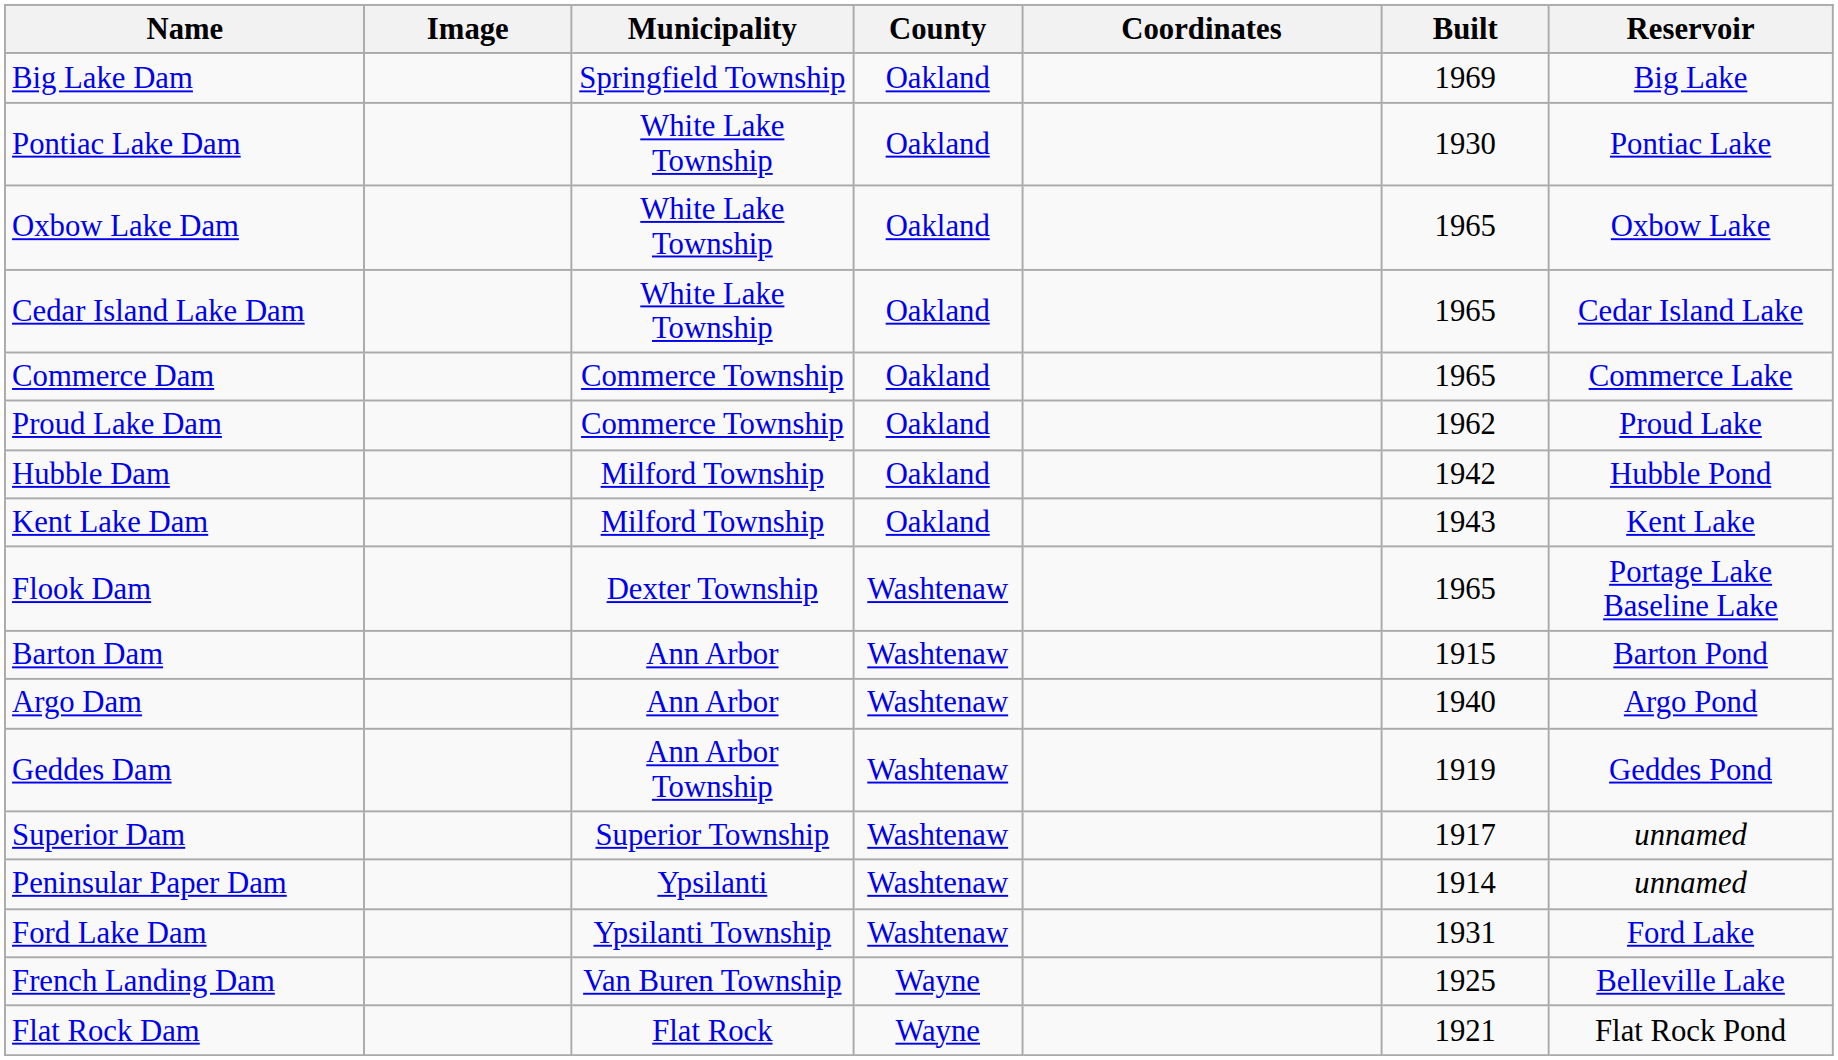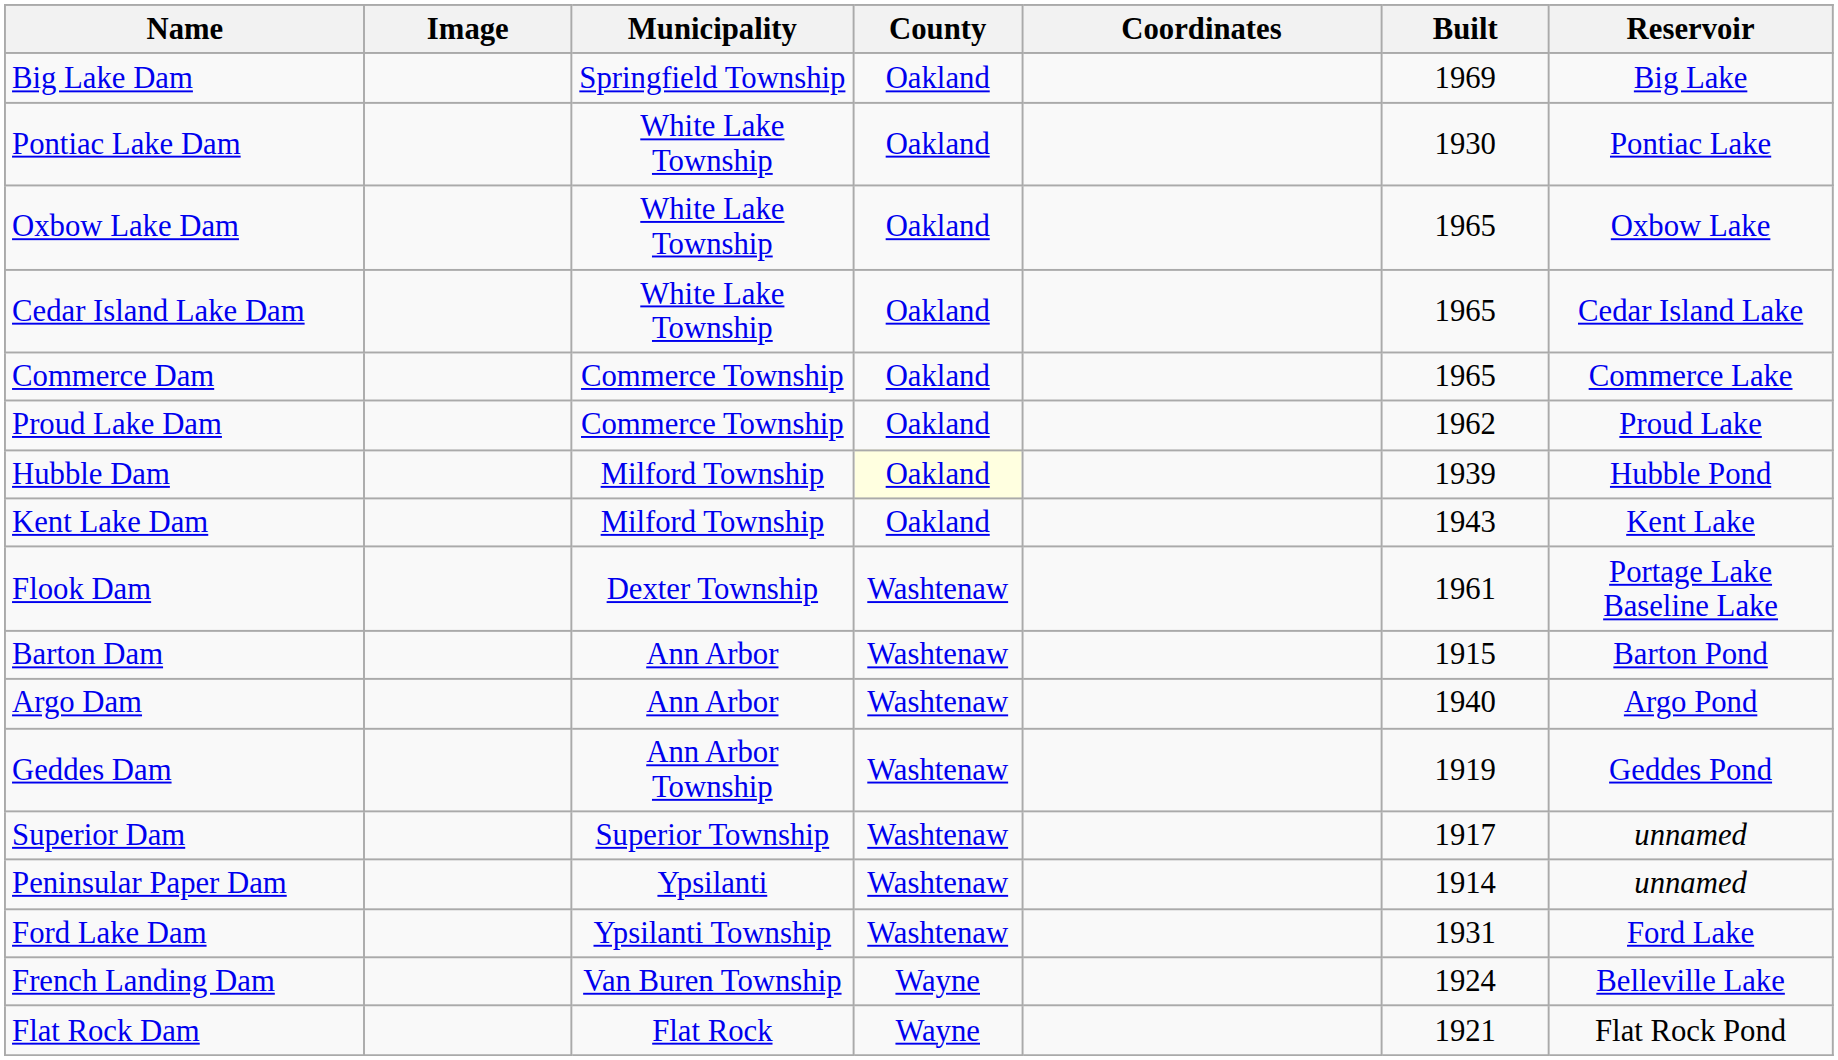(938, 473) no background -> (938, 473) lightyellow background
(1465, 473) 1942 -> (1465, 473) 1939
(1465, 588) 1965 -> (1465, 588) 1961
(1465, 981) 1925 -> (1465, 981) 1924
